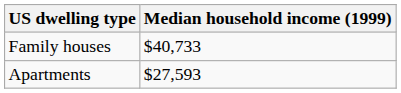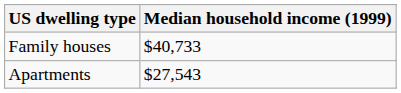(172, 74) $27,593 -> (172, 74) $27,543
